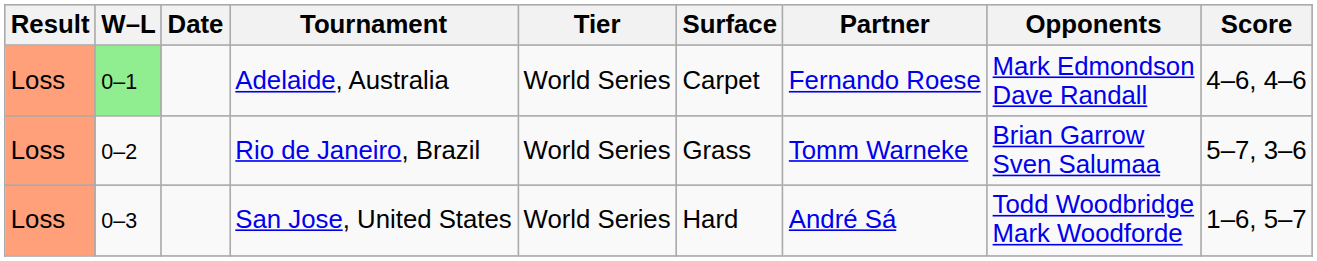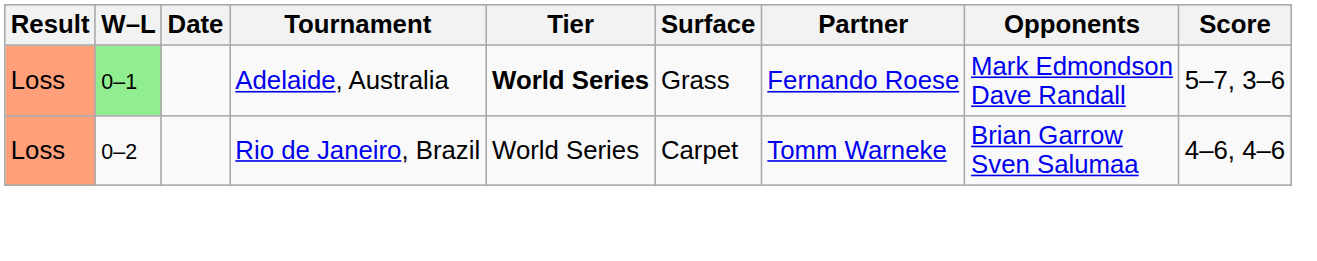(597, 80) normal -> (571, 80) bold
(721, 80) Carpet -> (695, 80) Grass
(1257, 80) 4–6, 4–6 -> (1235, 80) 5–7, 3–6
(717, 150) Grass -> (700, 150) Carpet
(1257, 150) 5–7, 3–6 -> (1235, 150) 4–6, 4–6
- row: (374, 219)
